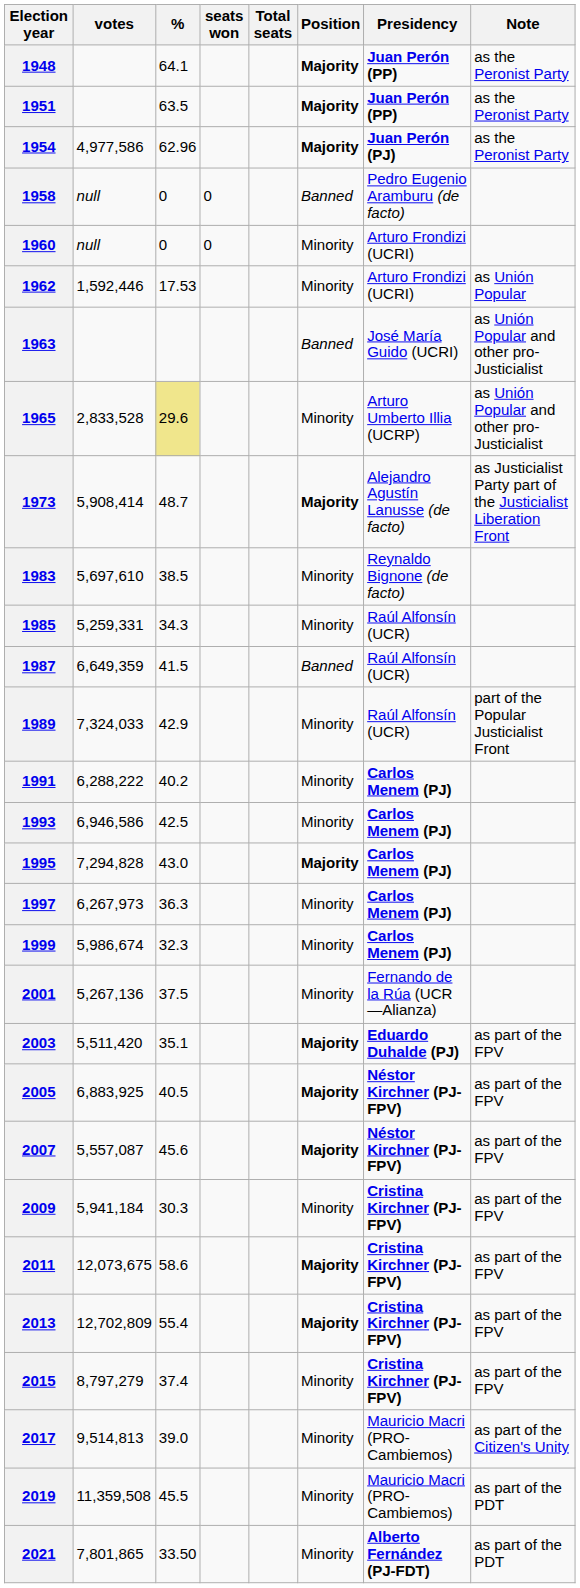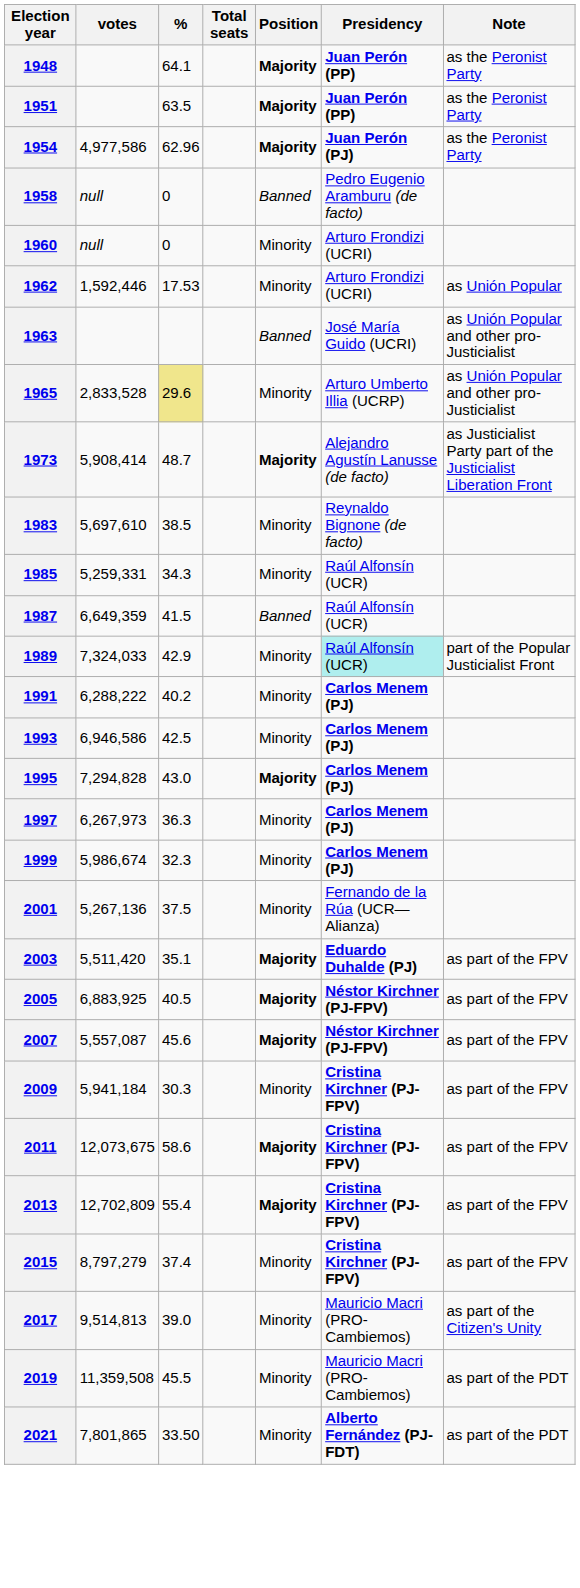- column: (224, 24)
(411, 724) no background -> (369, 656) paleturquoise background
